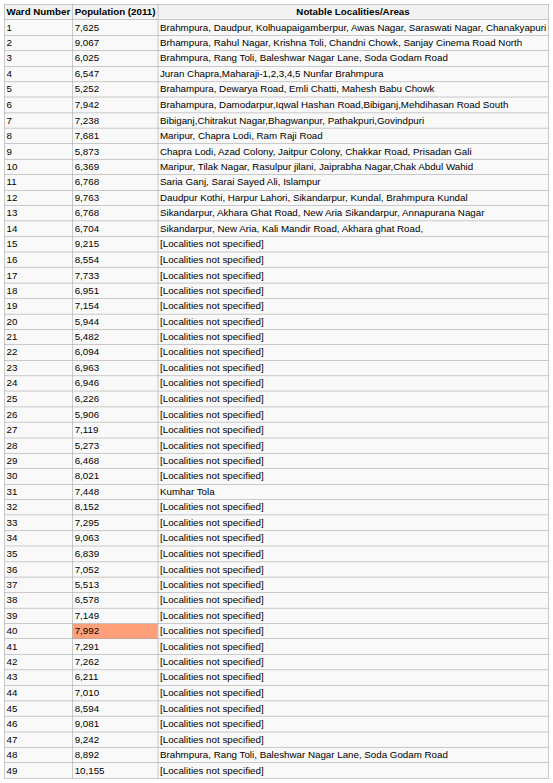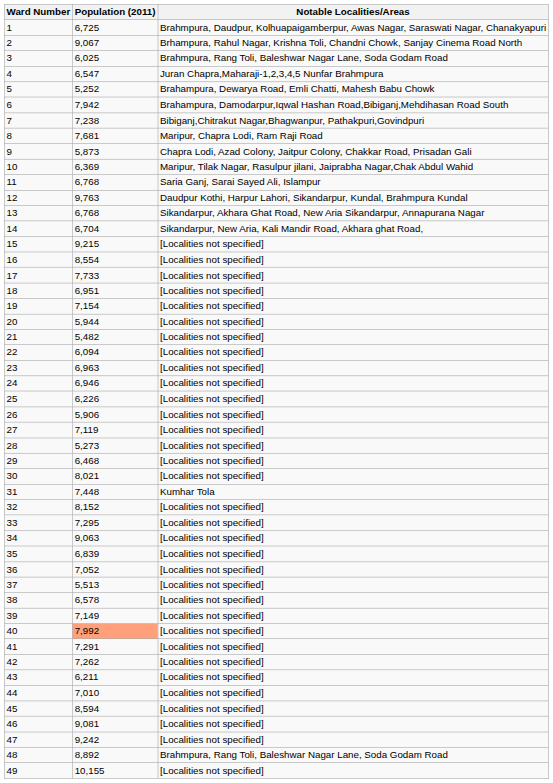(87, 27) 7,625 -> (87, 27) 6,725
